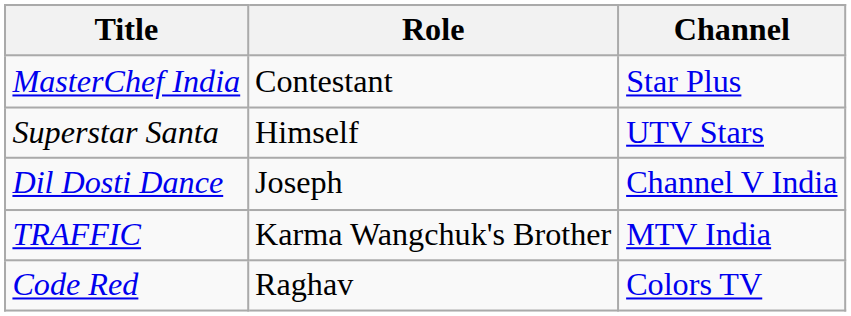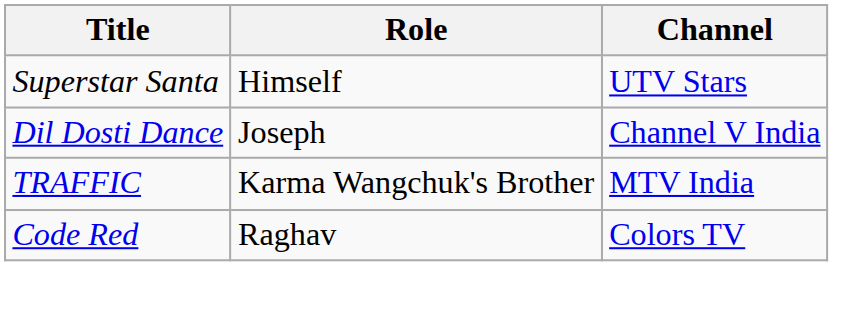- row: (126, 81)
